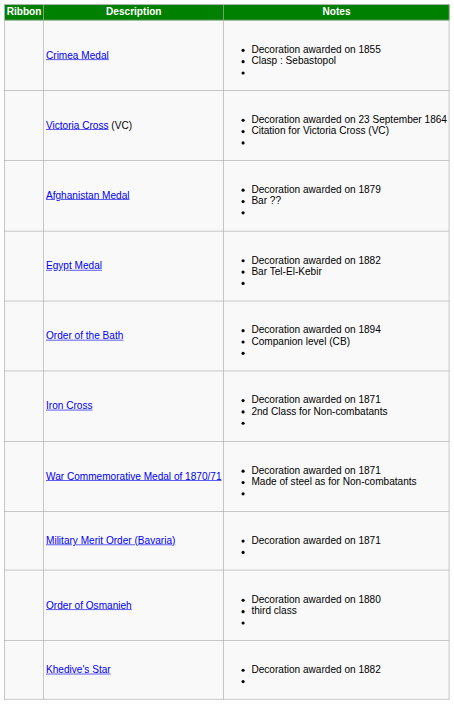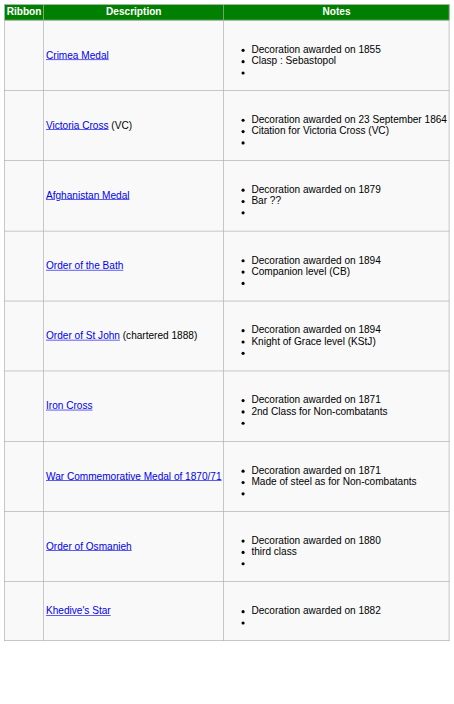- row: (74, 266)
+ row: (122, 336)
- row: (111, 541)
